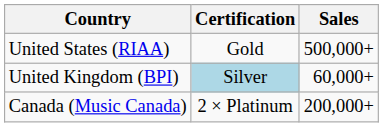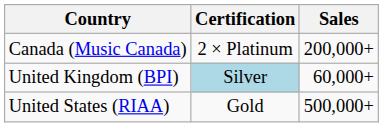rows swapped: (98, 106) <-> (89, 48)
